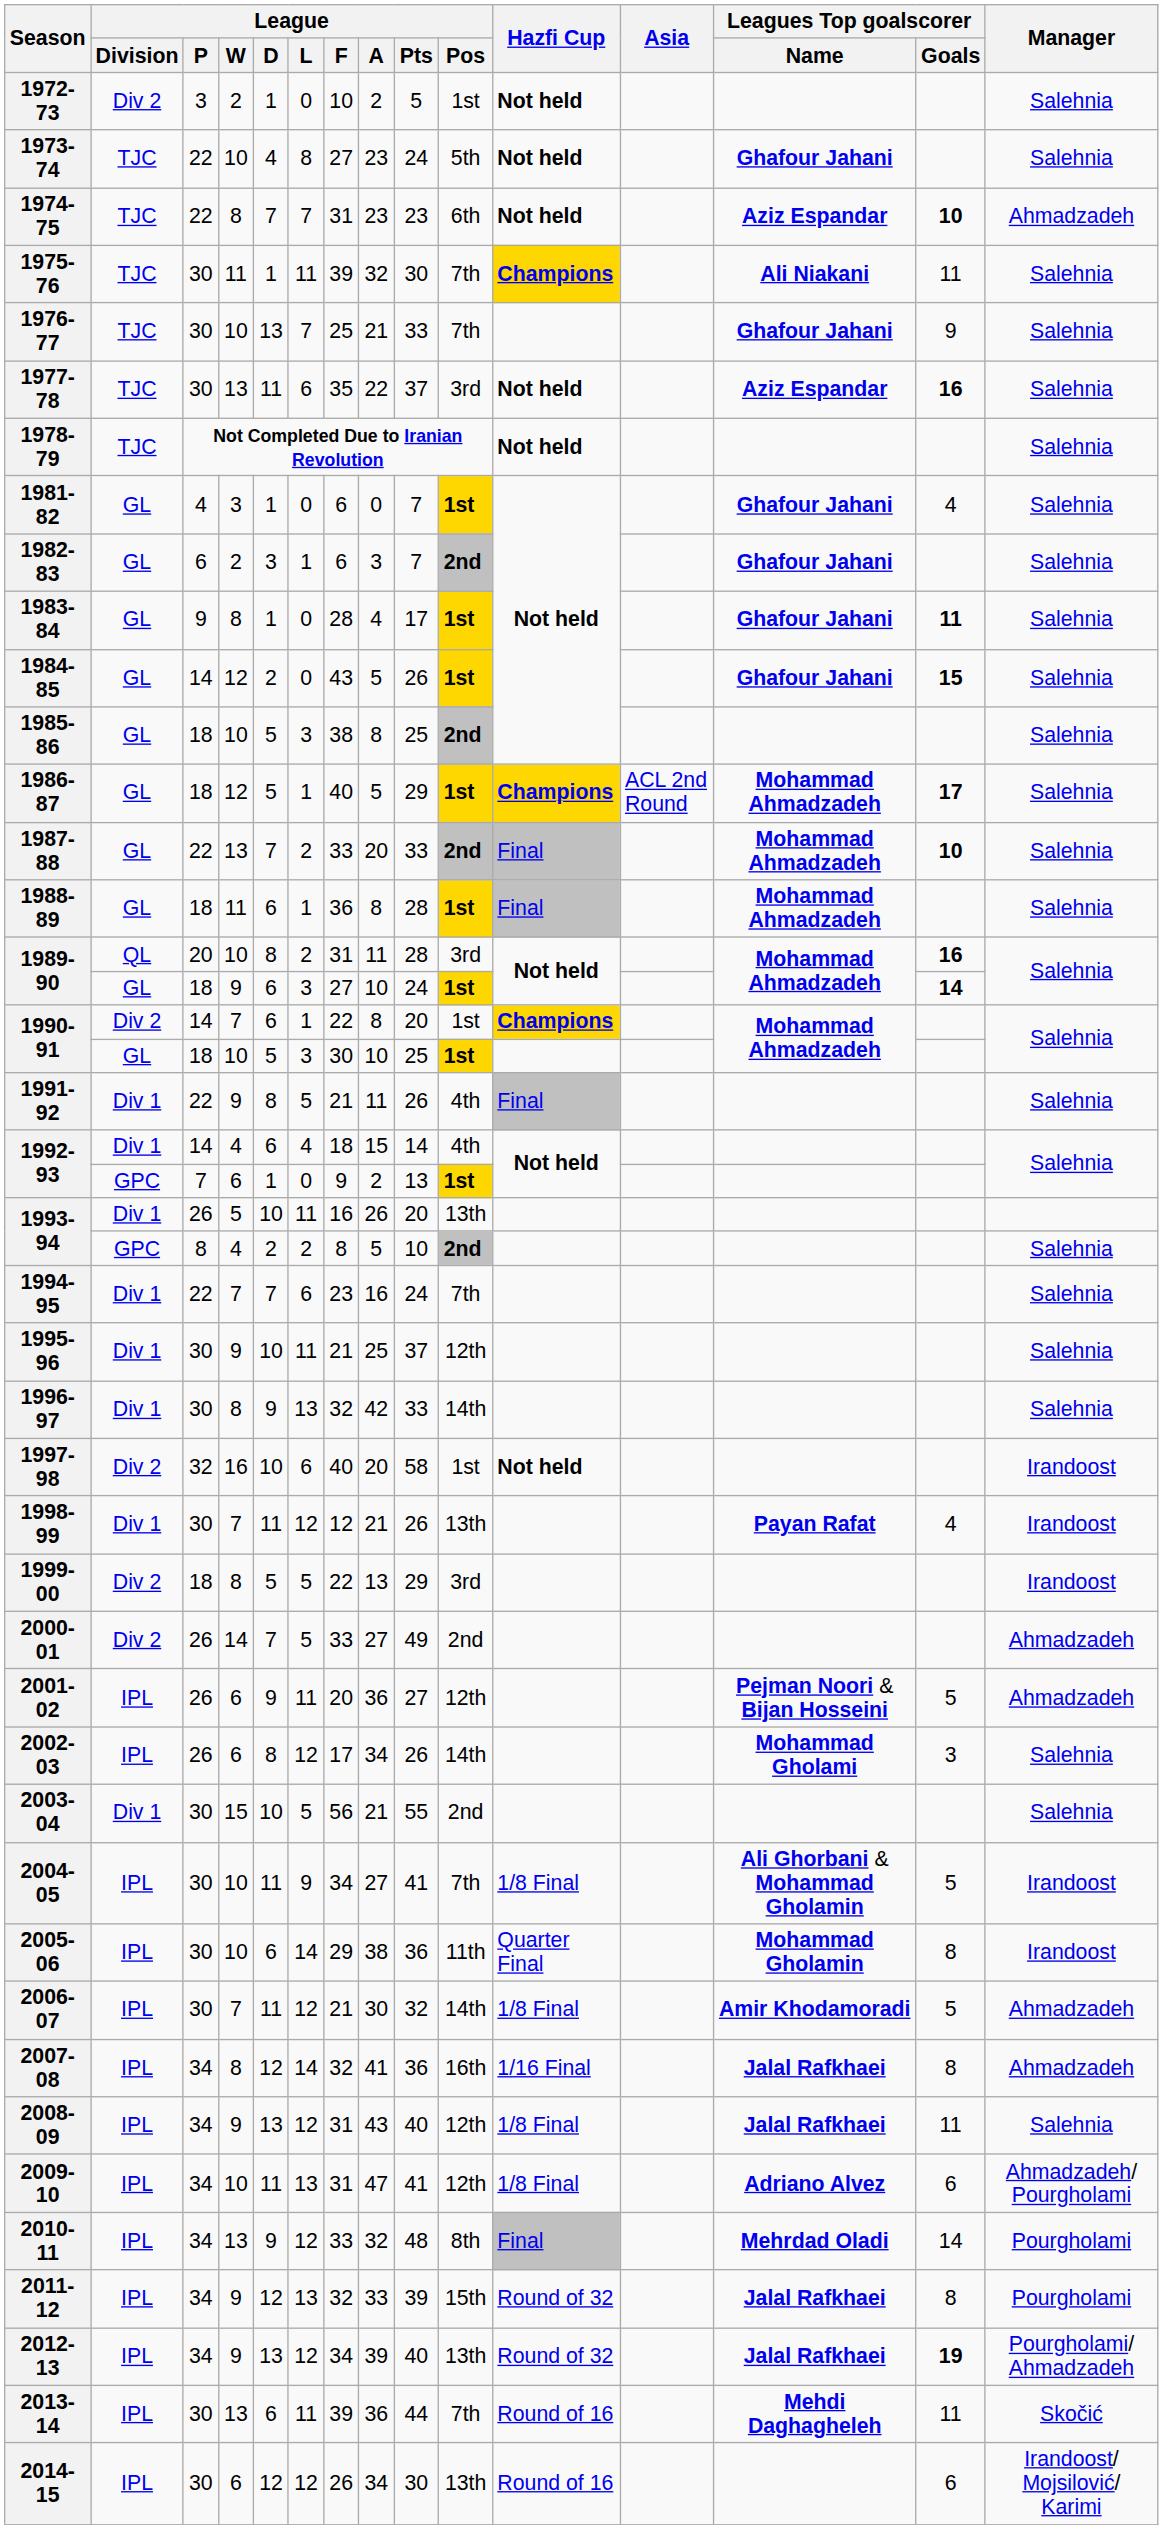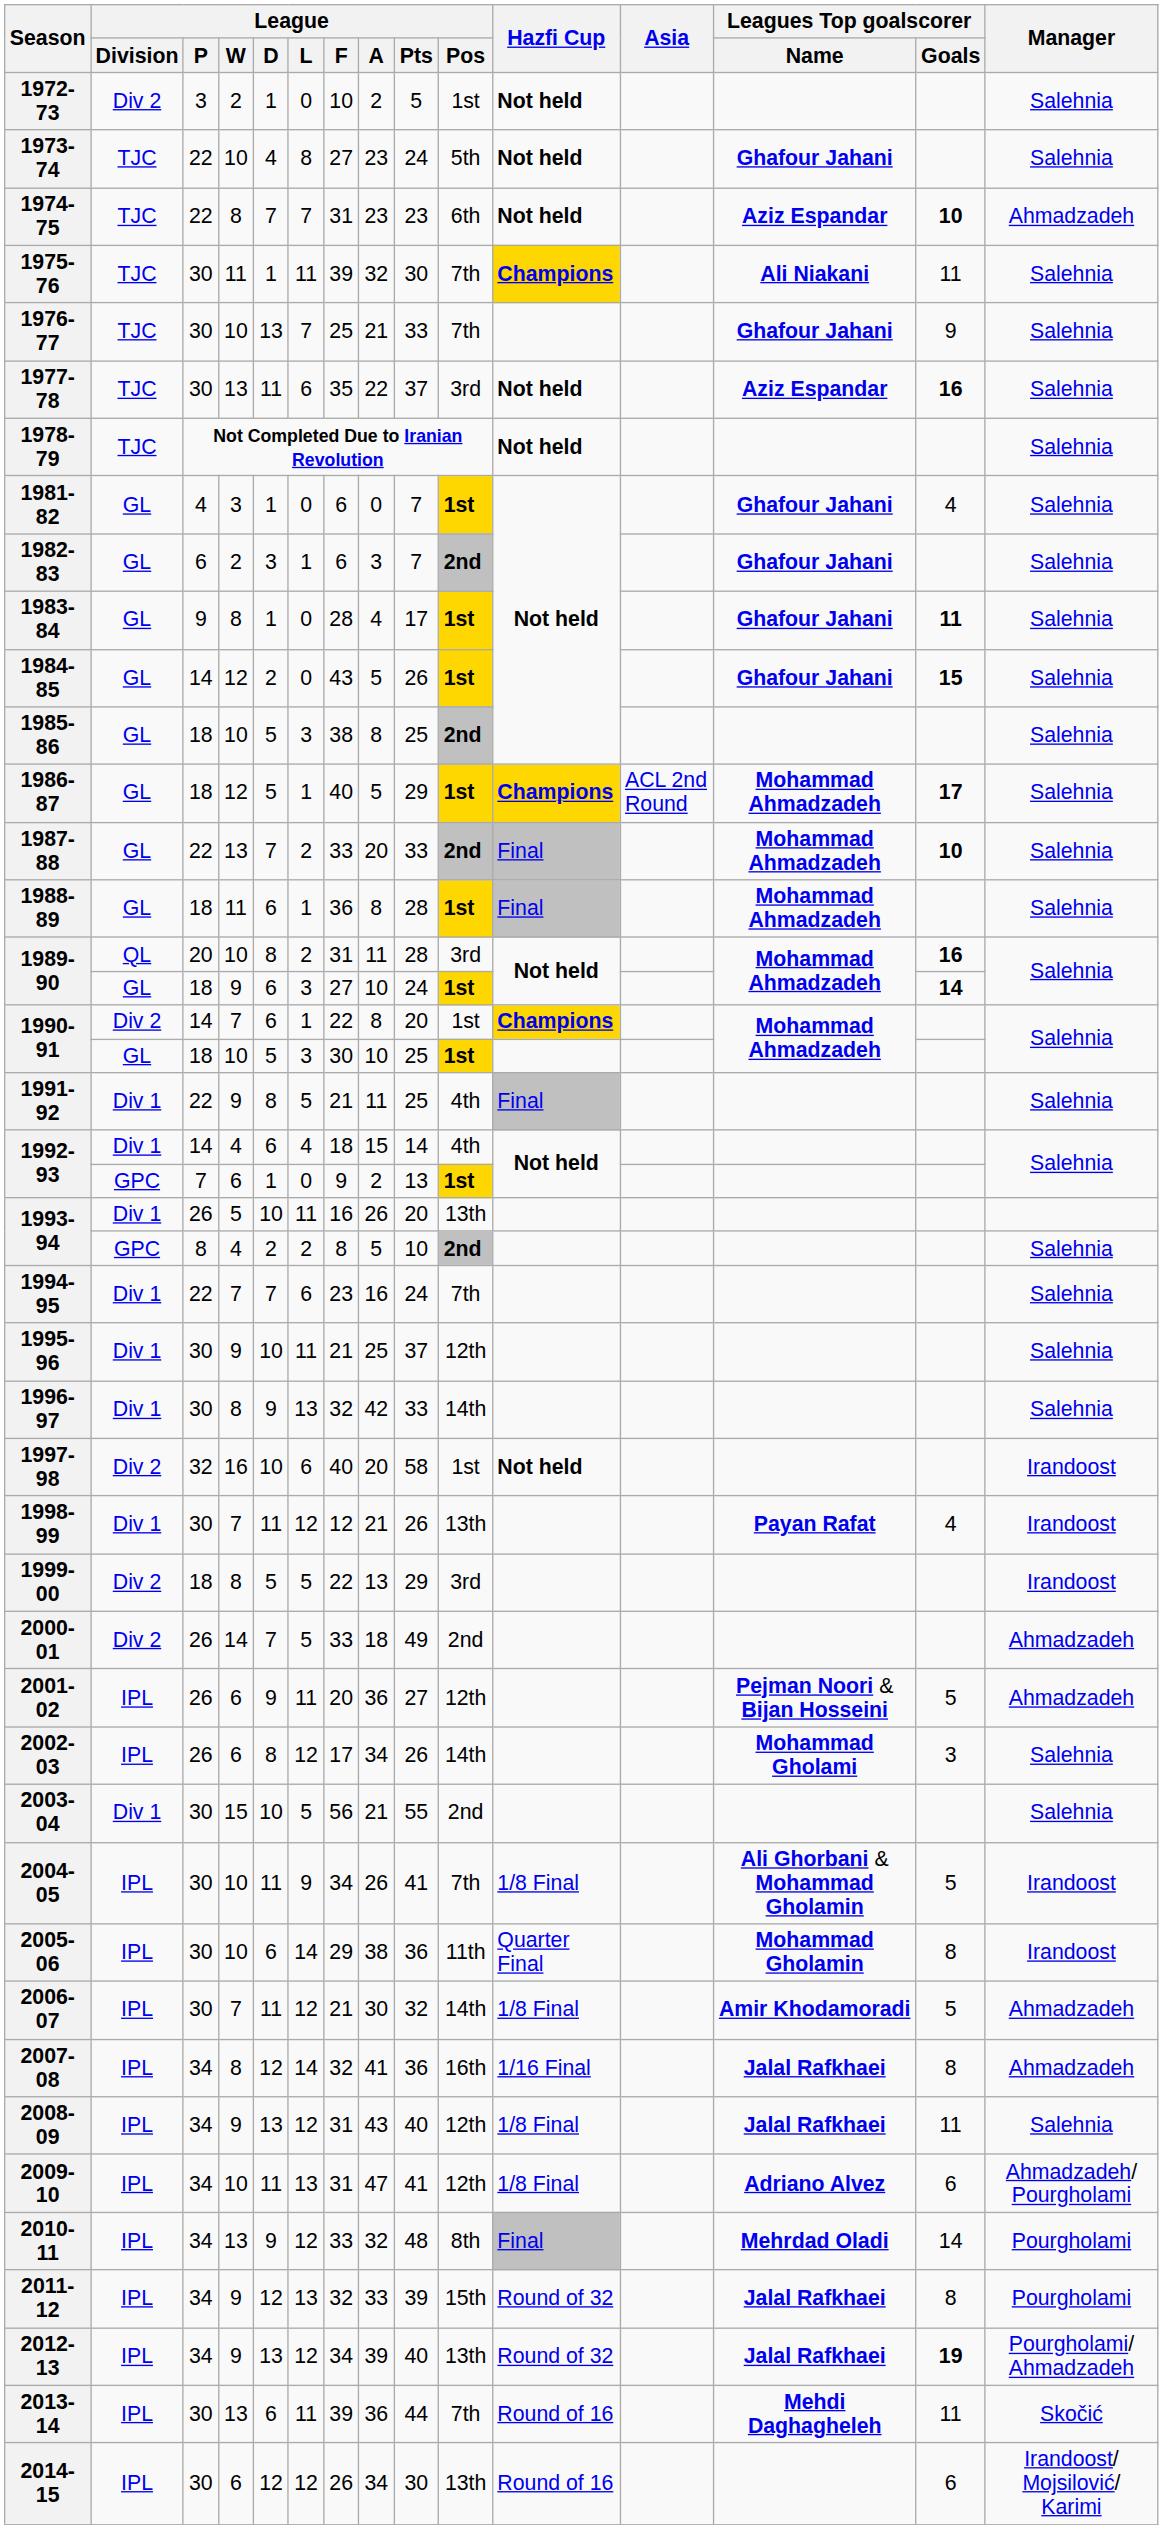(416, 1101) 26 -> (416, 1101) 25
(376, 1639) 27 -> (376, 1639) 18
(376, 1882) 27 -> (376, 1882) 26
